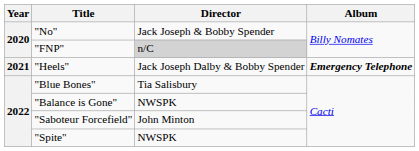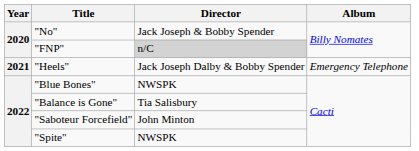(361, 66) bold -> (359, 66) normal
(167, 84) Tia Salisbury -> (157, 84) NWSPK
(157, 102) NWSPK -> (167, 102) Tia Salisbury
